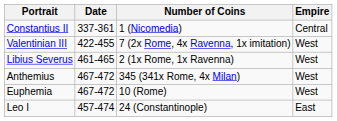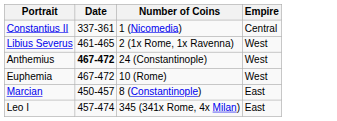- row: (37, 44)
(96, 76) normal -> (96, 60) bold
(180, 76) 345 (341x Rome, 4x Milan) -> (163, 60) 24 (Constantinople)
+ row: (25, 92)
(163, 108) 24 (Constantinople) -> (180, 108) 345 (341x Rome, 4x Milan)
